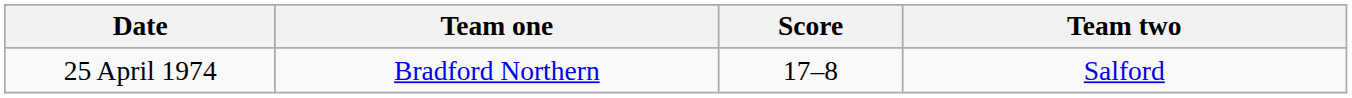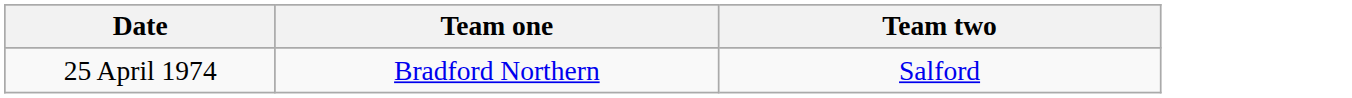- column: (811, 26)
